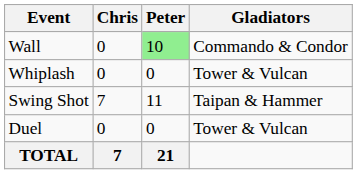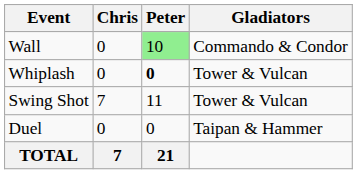(150, 73) normal -> (150, 73) bold
(258, 100) Taipan & Hammer -> (250, 100) Tower & Vulcan
(250, 127) Tower & Vulcan -> (258, 127) Taipan & Hammer
